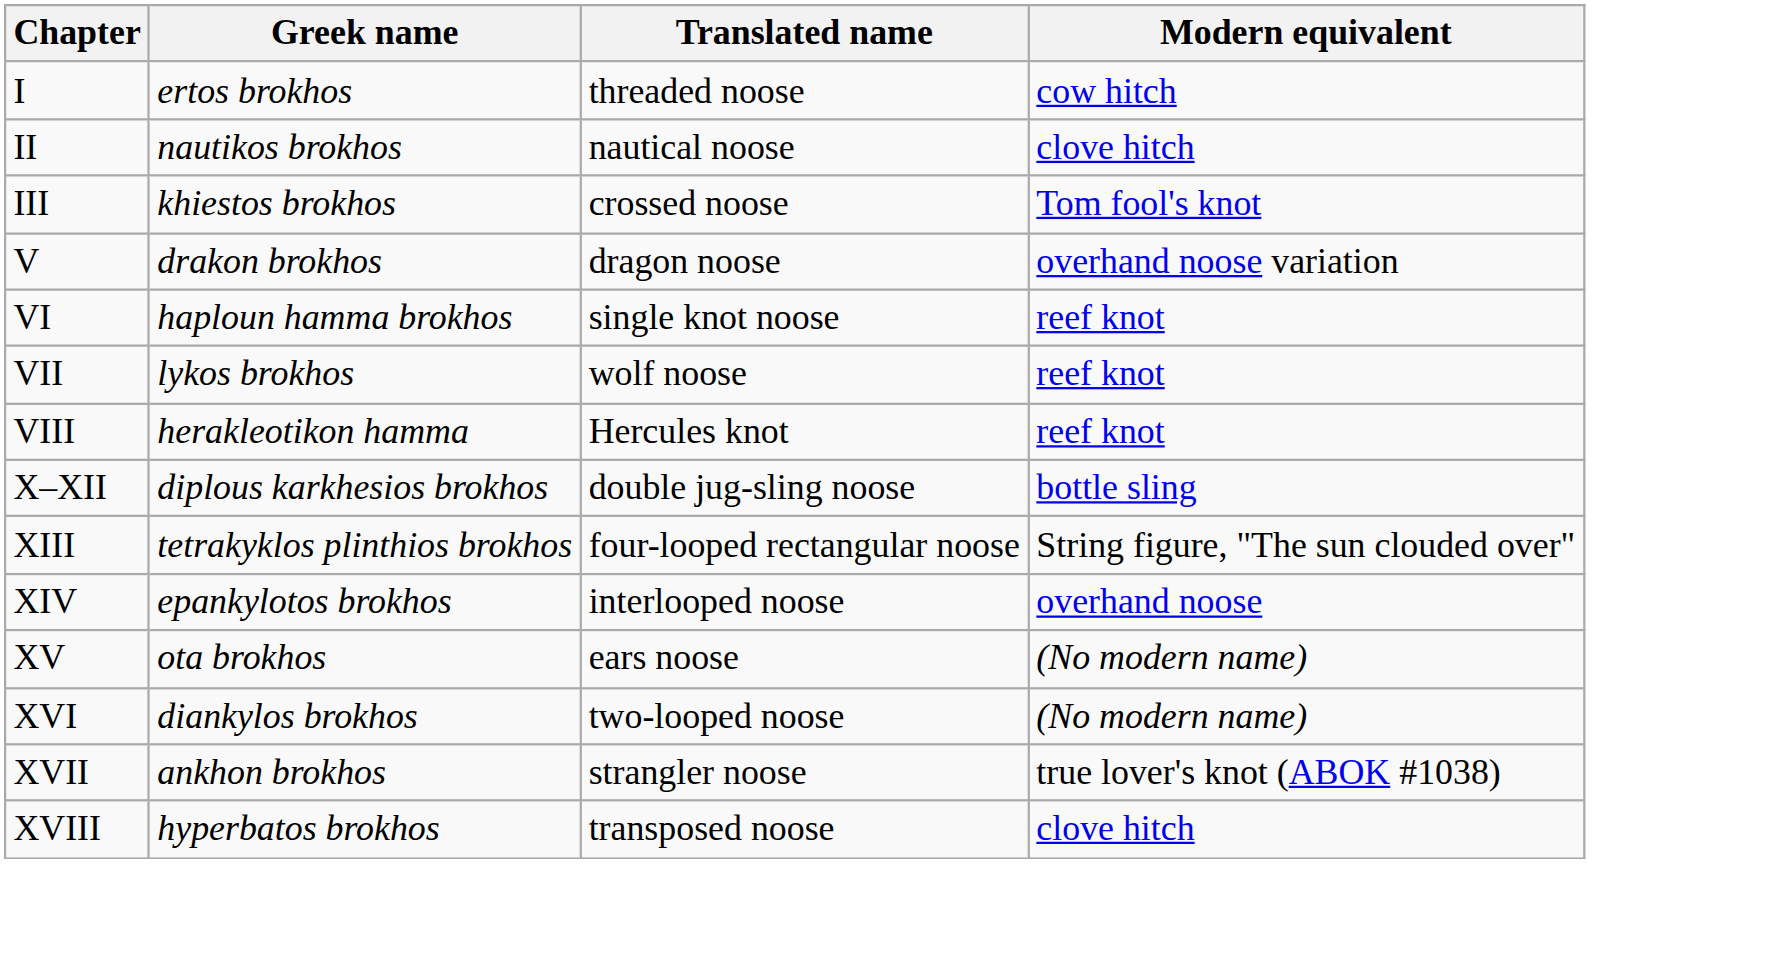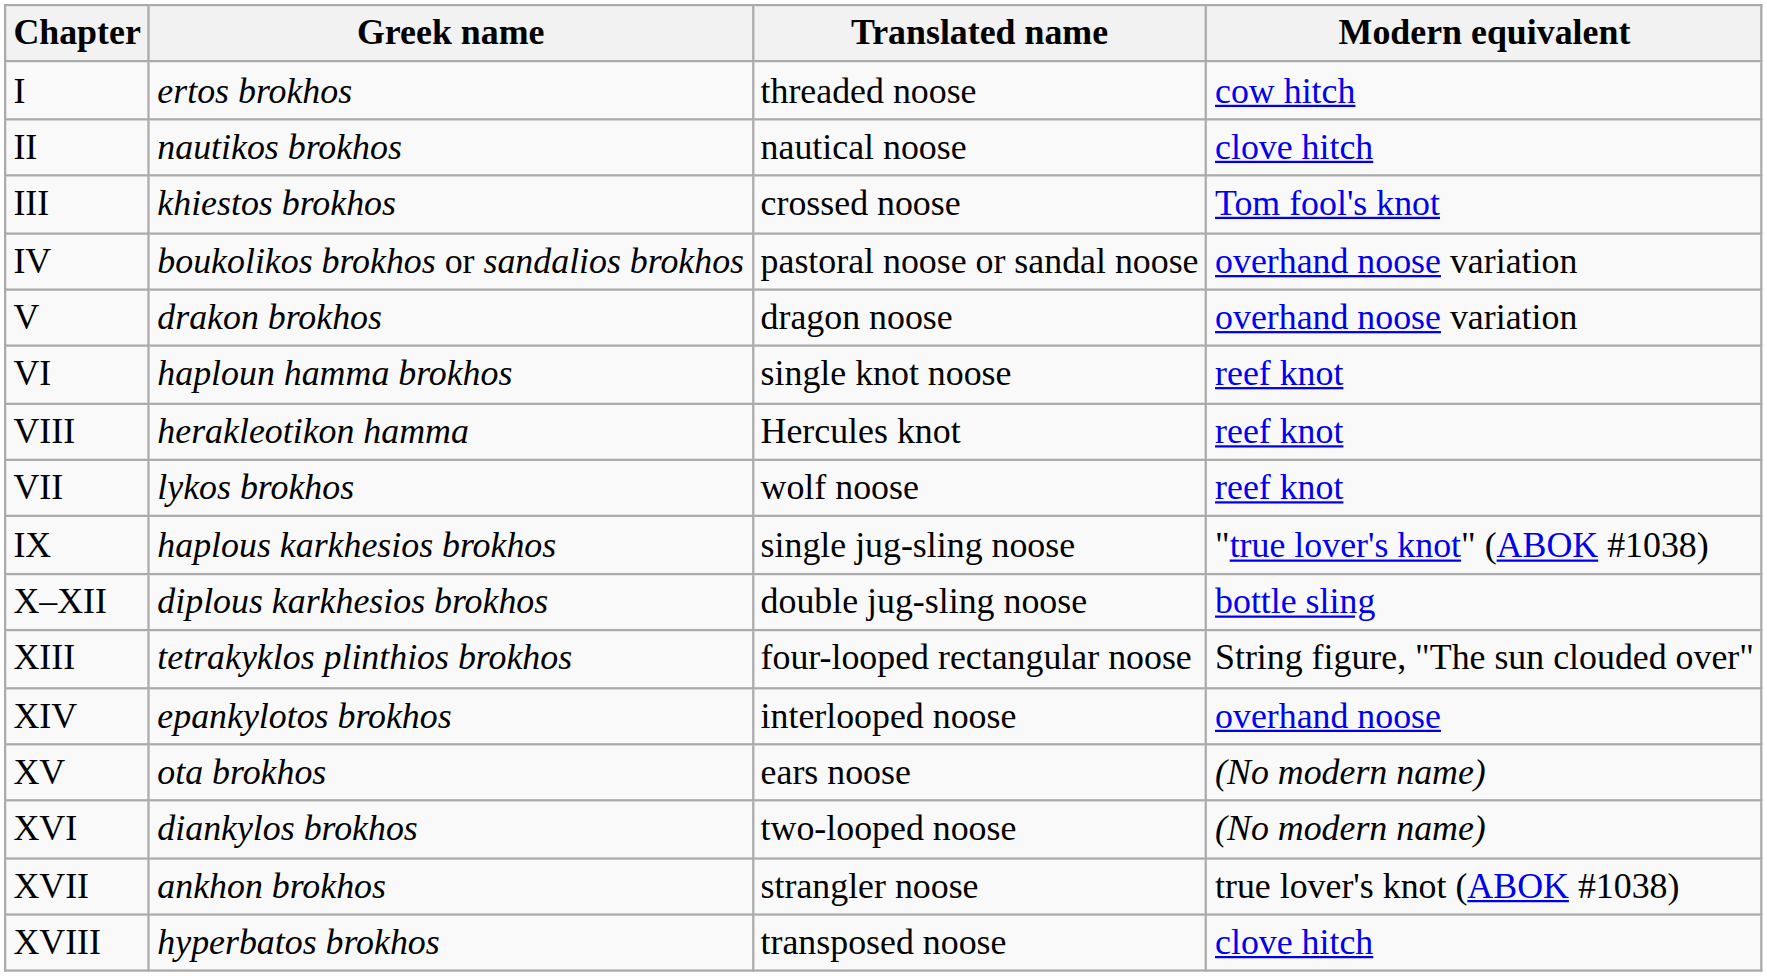+ row: (32, 260)
rows swapped: (38, 373) <-> (44, 430)
+ row: (32, 544)
